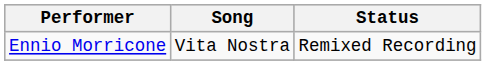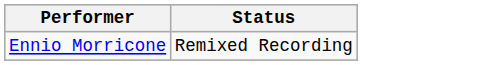- column: (232, 19)
